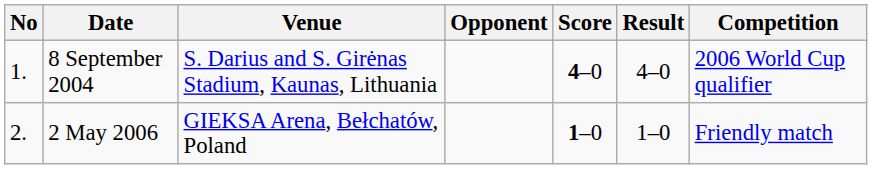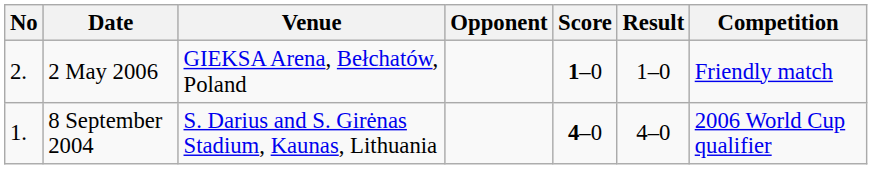rows swapped: (105, 71) <-> (103, 132)
